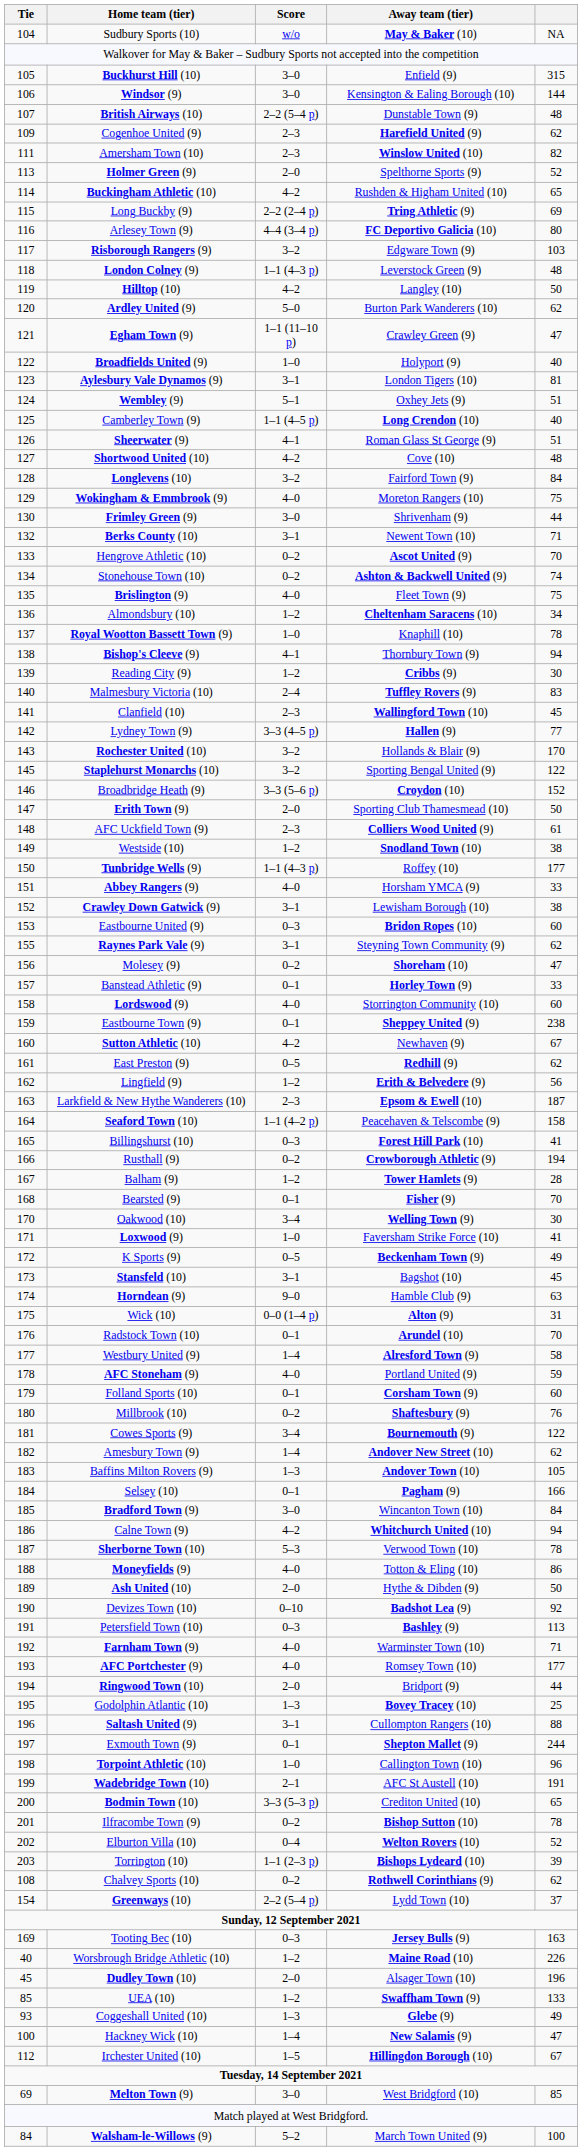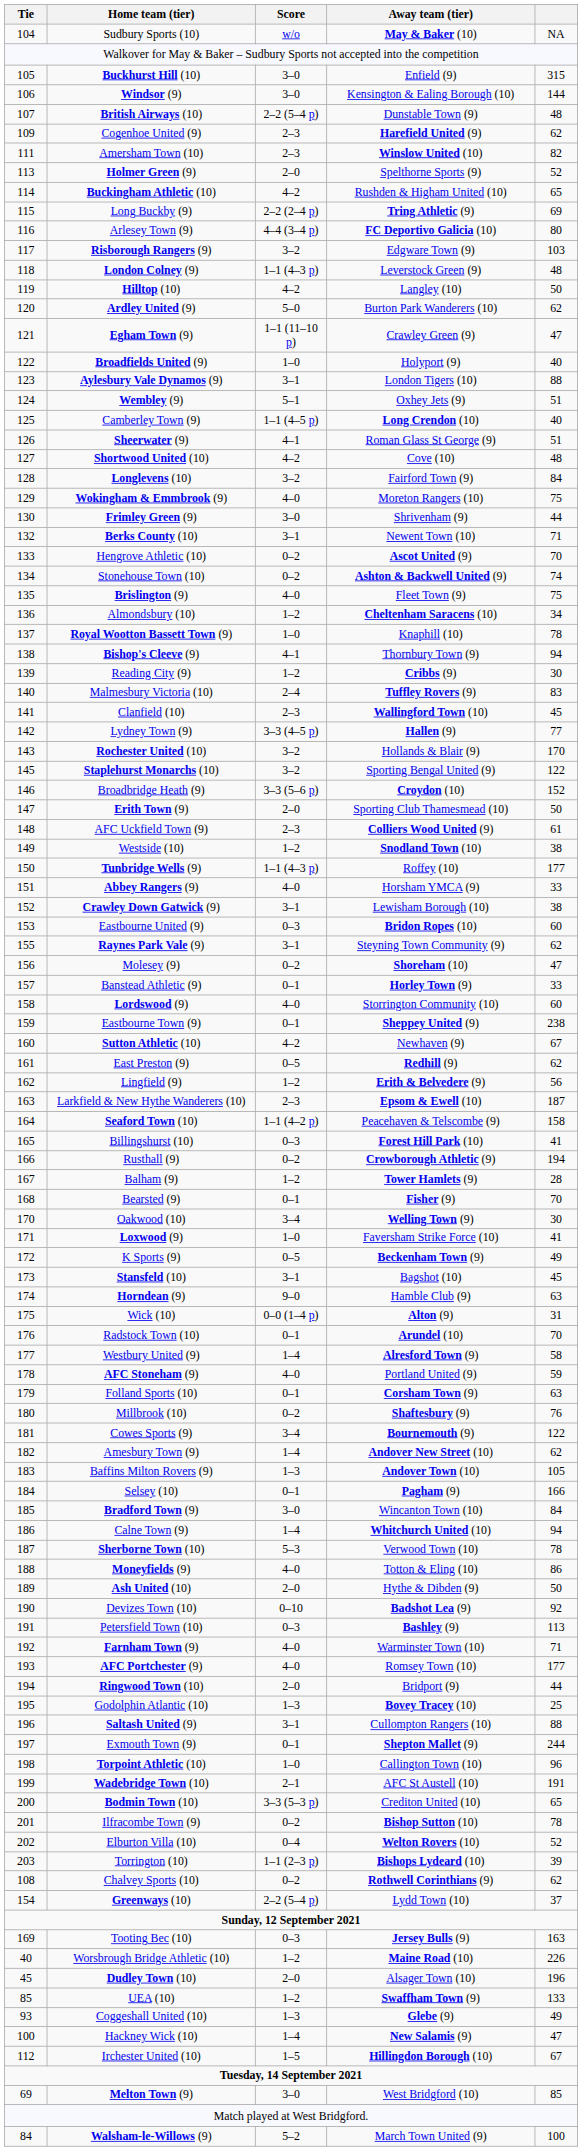(556, 381) 81 -> (556, 381) 88
(556, 1394) 60 -> (556, 1394) 63
(291, 1530) 4–2 -> (291, 1530) 1–4
